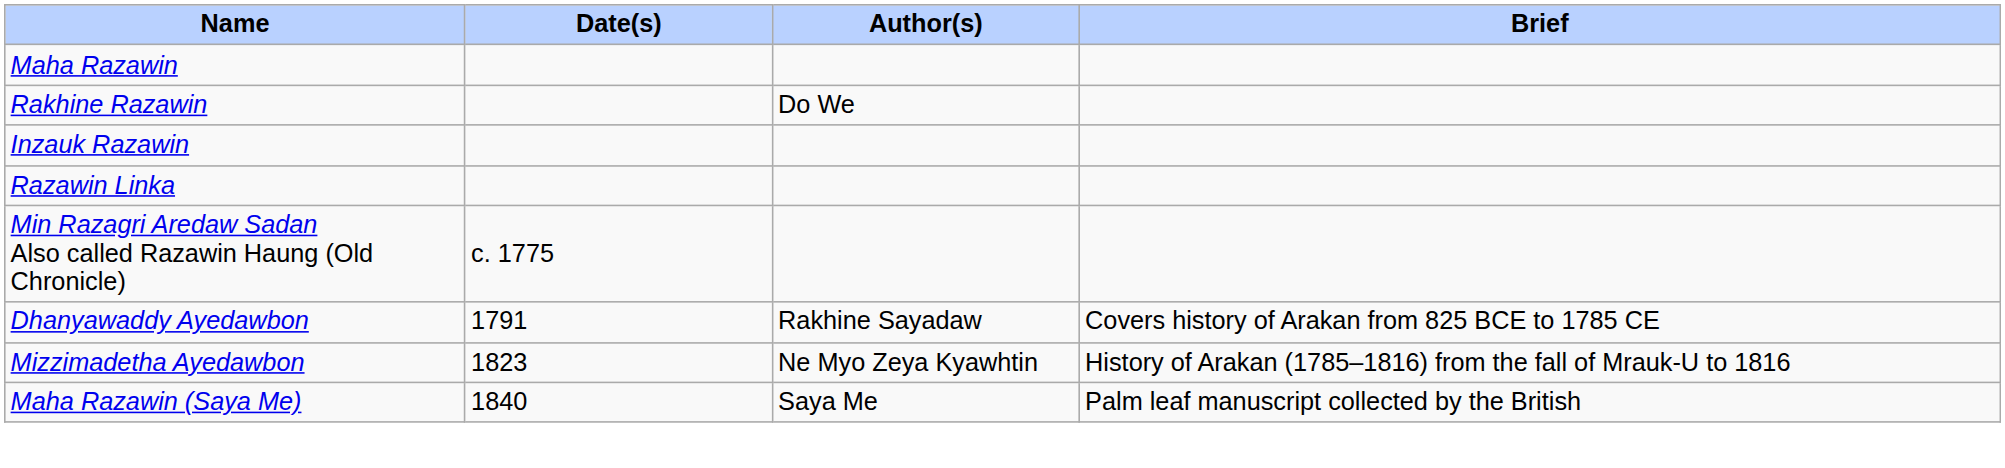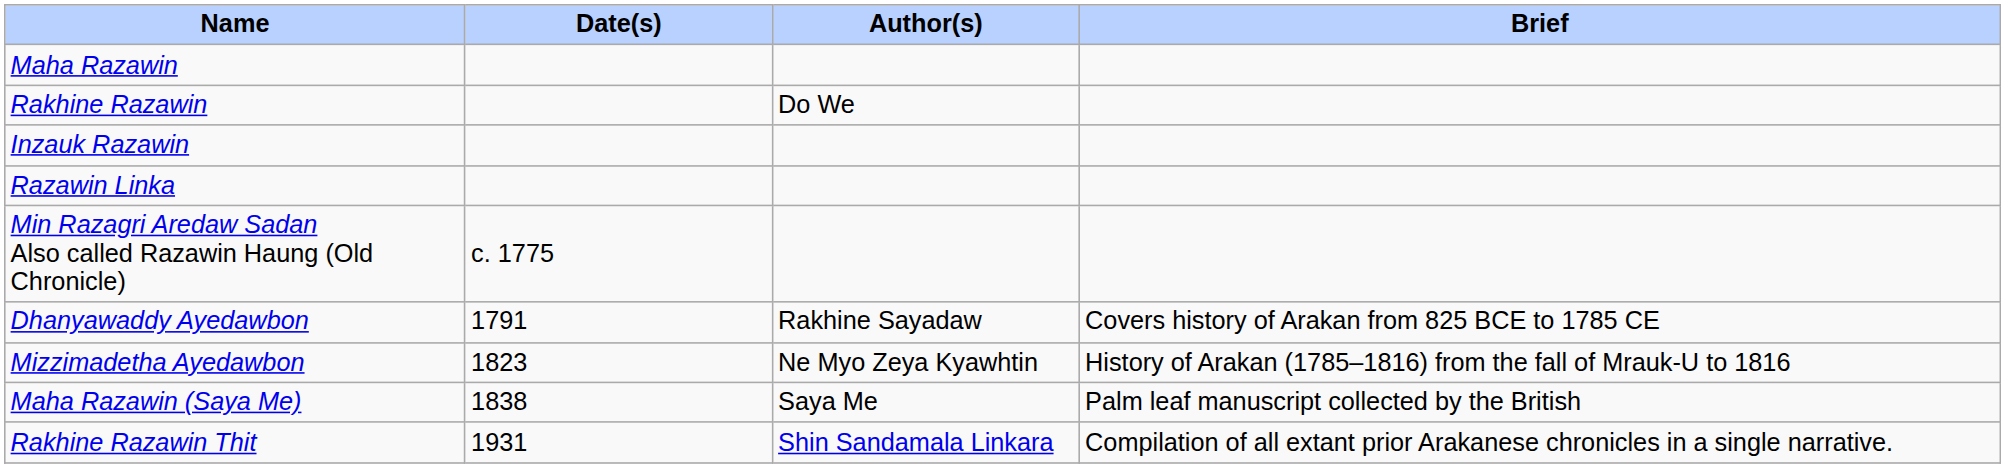(499, 402) 1840 -> (499, 402) 1838
+ row: (134, 442)
